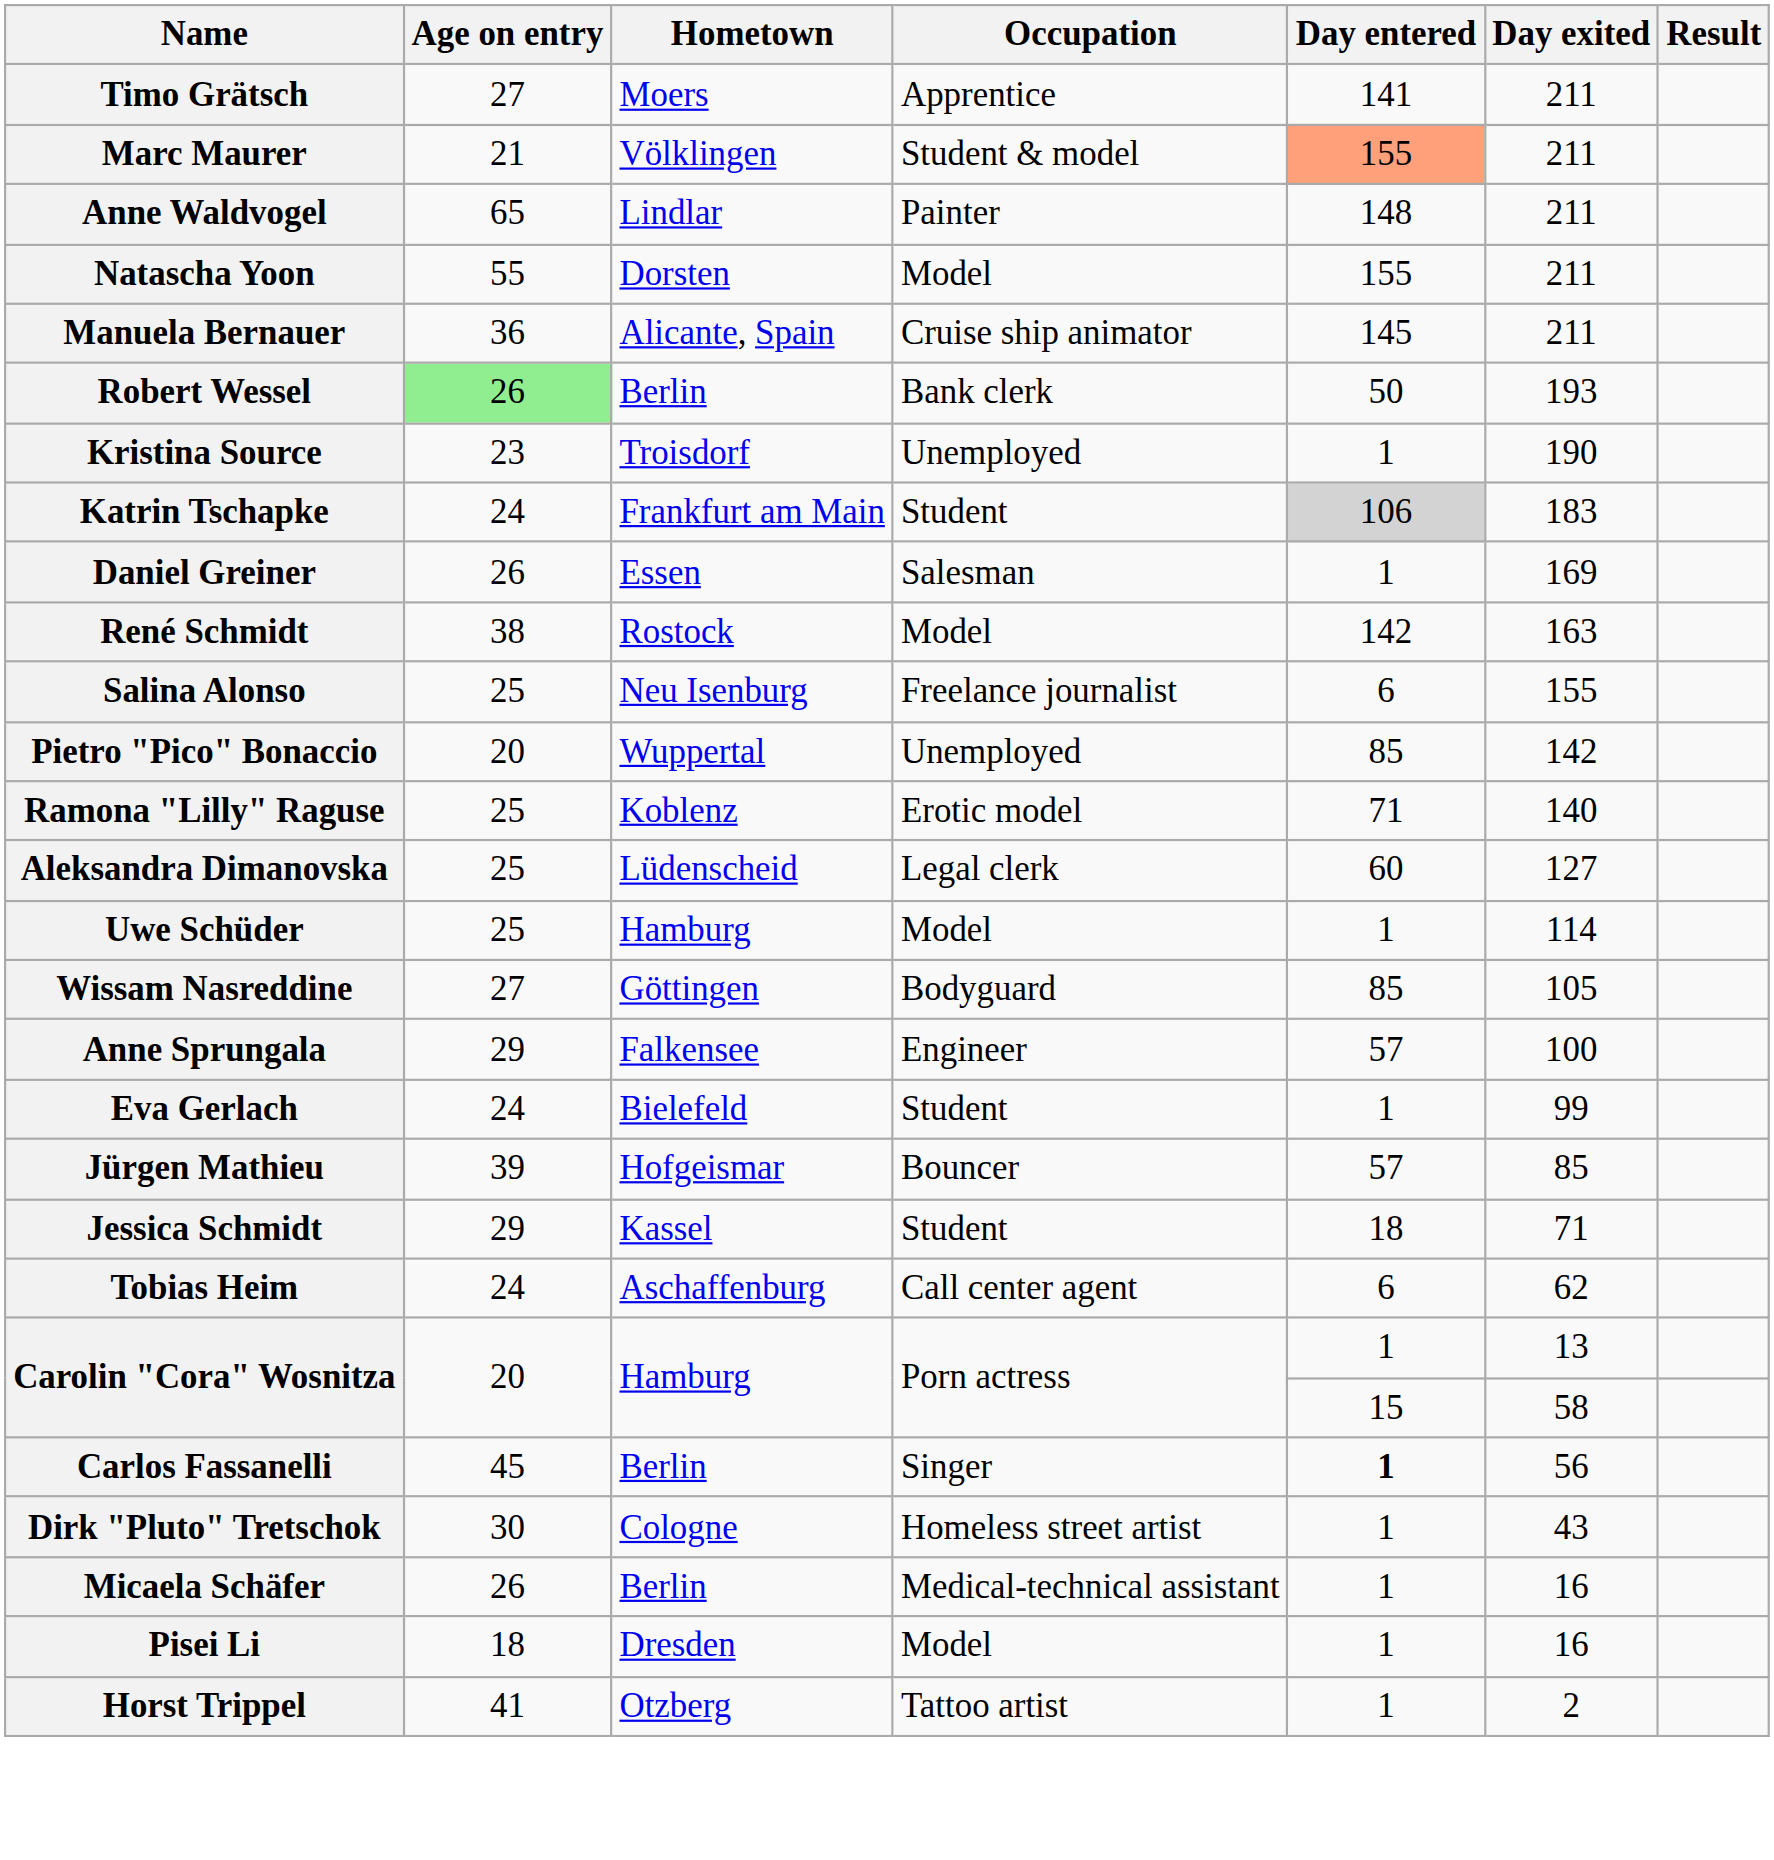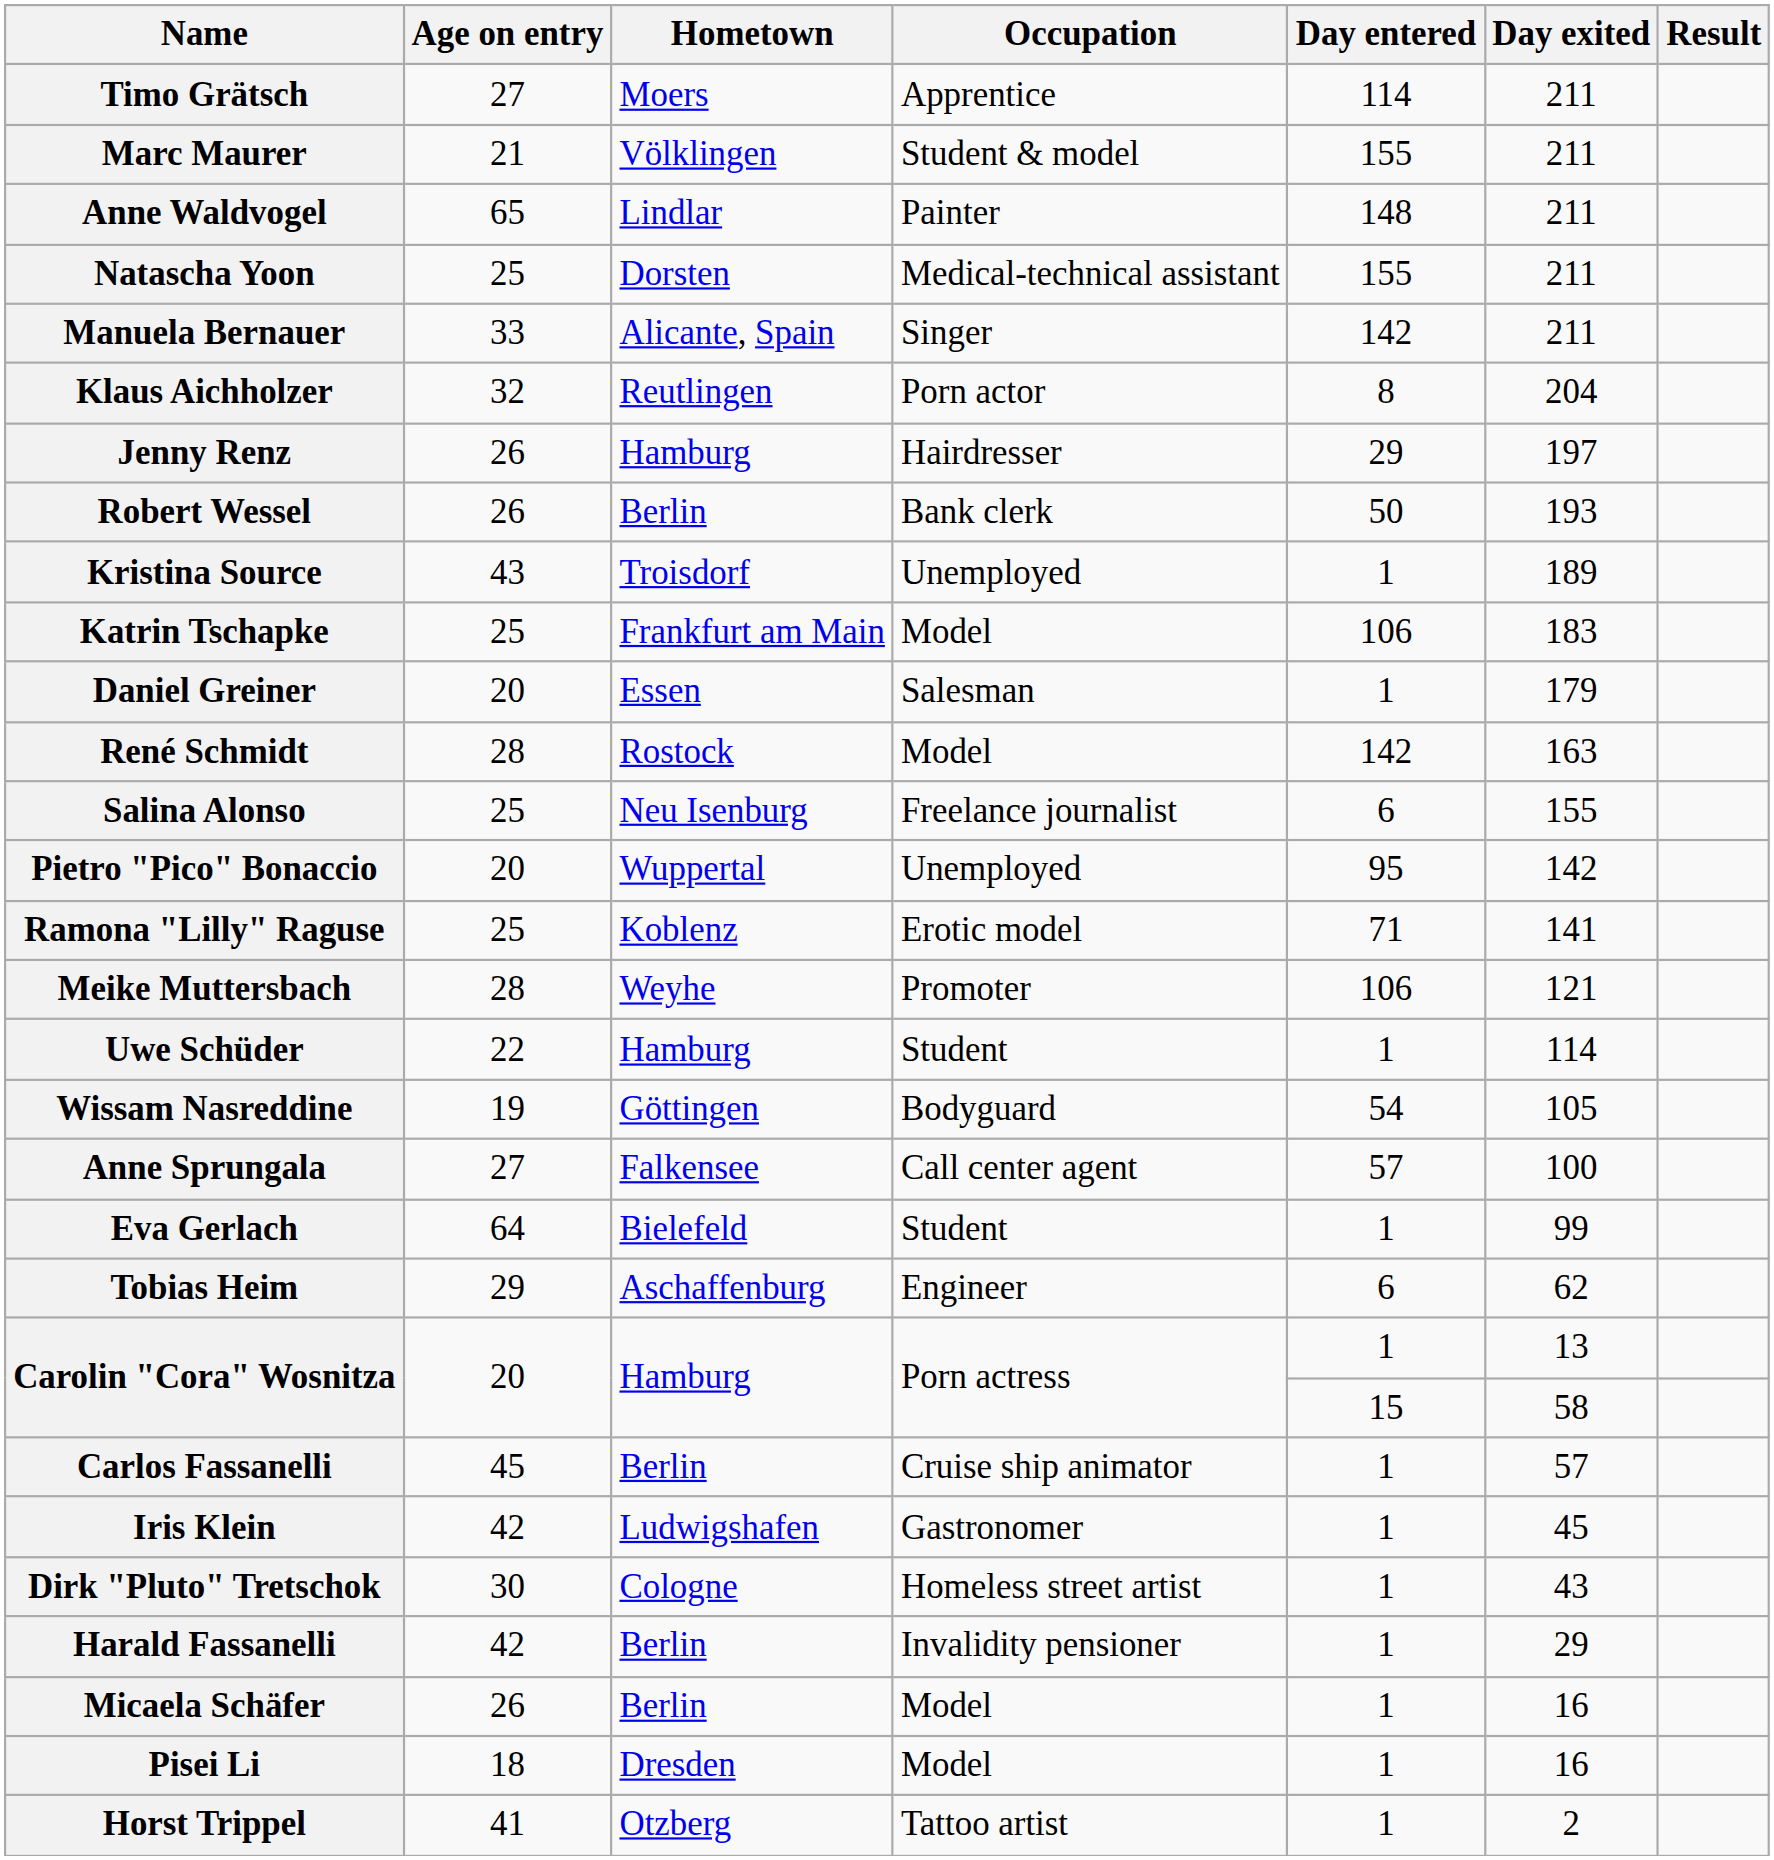(1386, 94) 141 -> (1386, 94) 114
(1386, 153) lightsalmon background -> (1386, 153) no background
(507, 273) 55 -> (507, 273) 25
(947, 273) Model -> (1090, 273) Medical-technical assistant
(507, 332) 36 -> (507, 332) 33
(1046, 332) Cruise ship animator -> (947, 332) Singer
(1386, 332) 145 -> (1386, 332) 142
+ row: (204, 392)
+ row: (204, 452)
(507, 392) lightgreen background -> (507, 511) no background
(507, 452) 23 -> (507, 571) 43
(1571, 452) 190 -> (1571, 571) 189
(507, 511) 24 -> (507, 631) 25
(954, 511) Student -> (947, 631) Model
(1386, 511) lightgrey background -> (1386, 631) no background
(507, 571) 26 -> (507, 690) 20
(1571, 571) 169 -> (1571, 690) 179
(507, 631) 38 -> (507, 750) 28
(1386, 750) 85 -> (1386, 869) 95
(1571, 810) 140 -> (1571, 929) 141
- row: (204, 869)
+ row: (204, 989)
(507, 929) 25 -> (507, 1048) 22
(947, 929) Model -> (954, 1048) Student
(507, 989) 27 -> (507, 1108) 19
(1386, 989) 85 -> (1386, 1108) 54
(507, 1048) 29 -> (507, 1168) 27
(964, 1048) Engineer -> (1019, 1168) Call center agent
(507, 1108) 24 -> (507, 1227) 64
- row: (204, 1168)
- row: (204, 1227)
(507, 1287) 24 -> (507, 1287) 29
(1019, 1287) Call center agent -> (964, 1287) Engineer
(947, 1466) Singer -> (1046, 1466) Cruise ship animator
(1386, 1466) bold -> (1386, 1466) normal
(1571, 1466) 56 -> (1571, 1466) 57
+ row: (204, 1526)
+ row: (204, 1645)
(1090, 1585) Medical-technical assistant -> (947, 1705) Model
